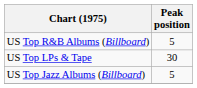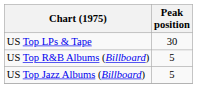rows swapped: (49, 58) <-> (78, 41)
